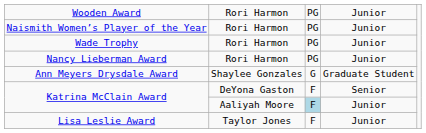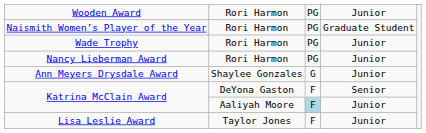(369, 28) Junior -> (369, 28) Graduate Student
(369, 74) Graduate Student -> (369, 74) Junior
